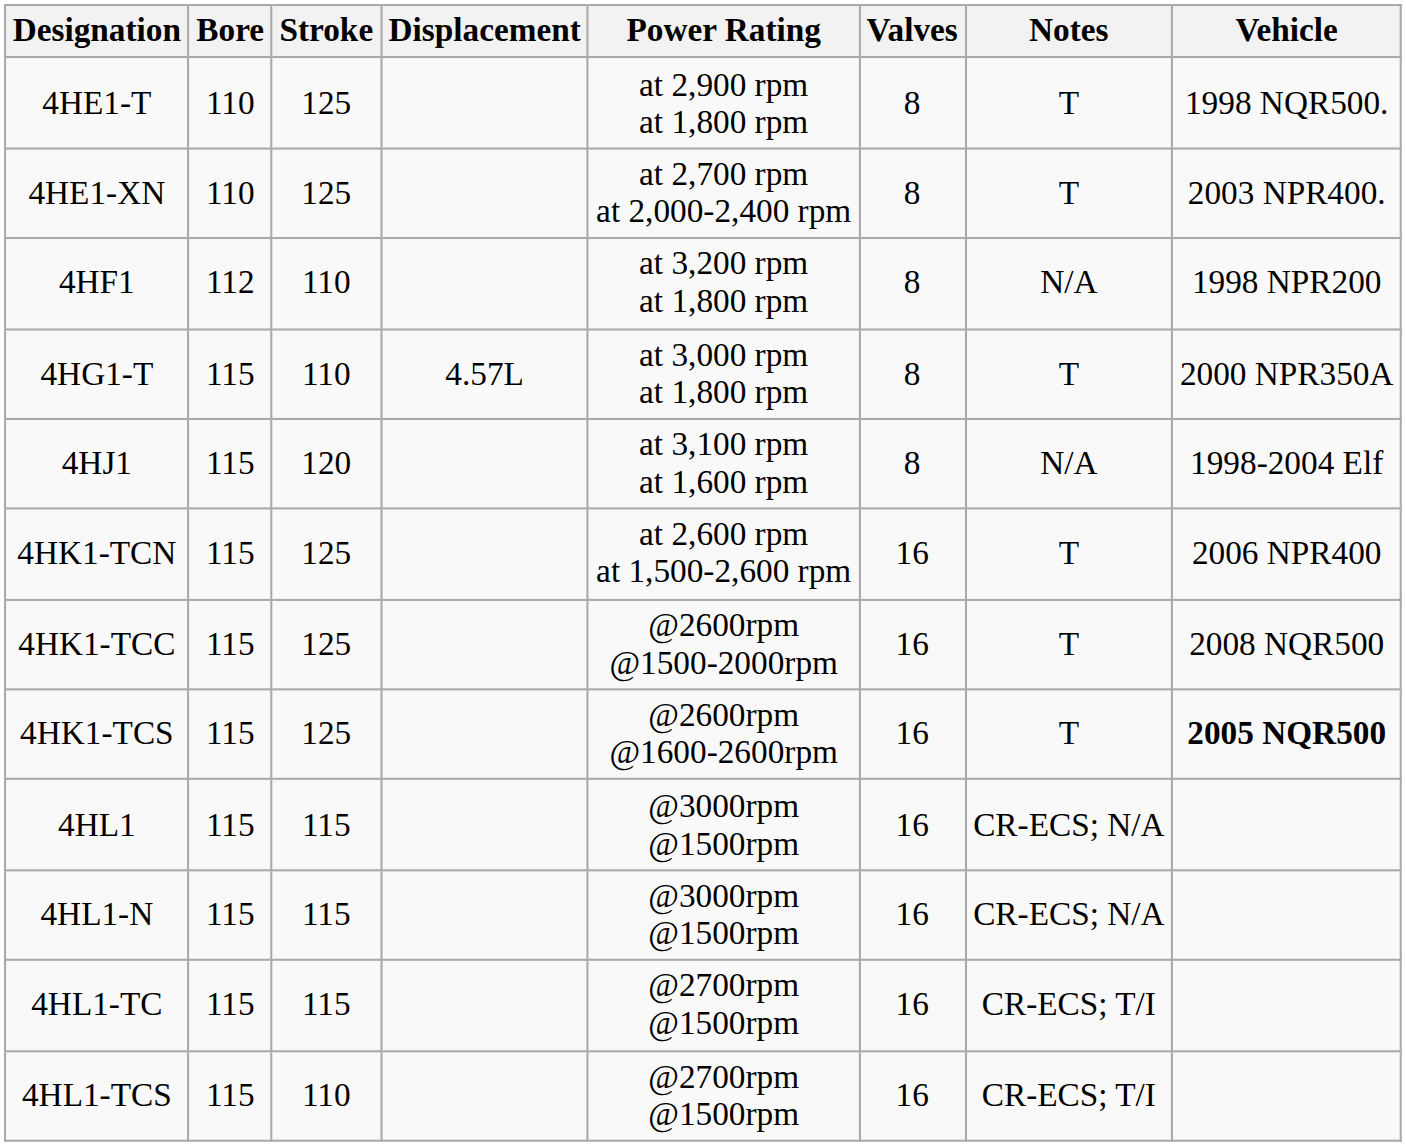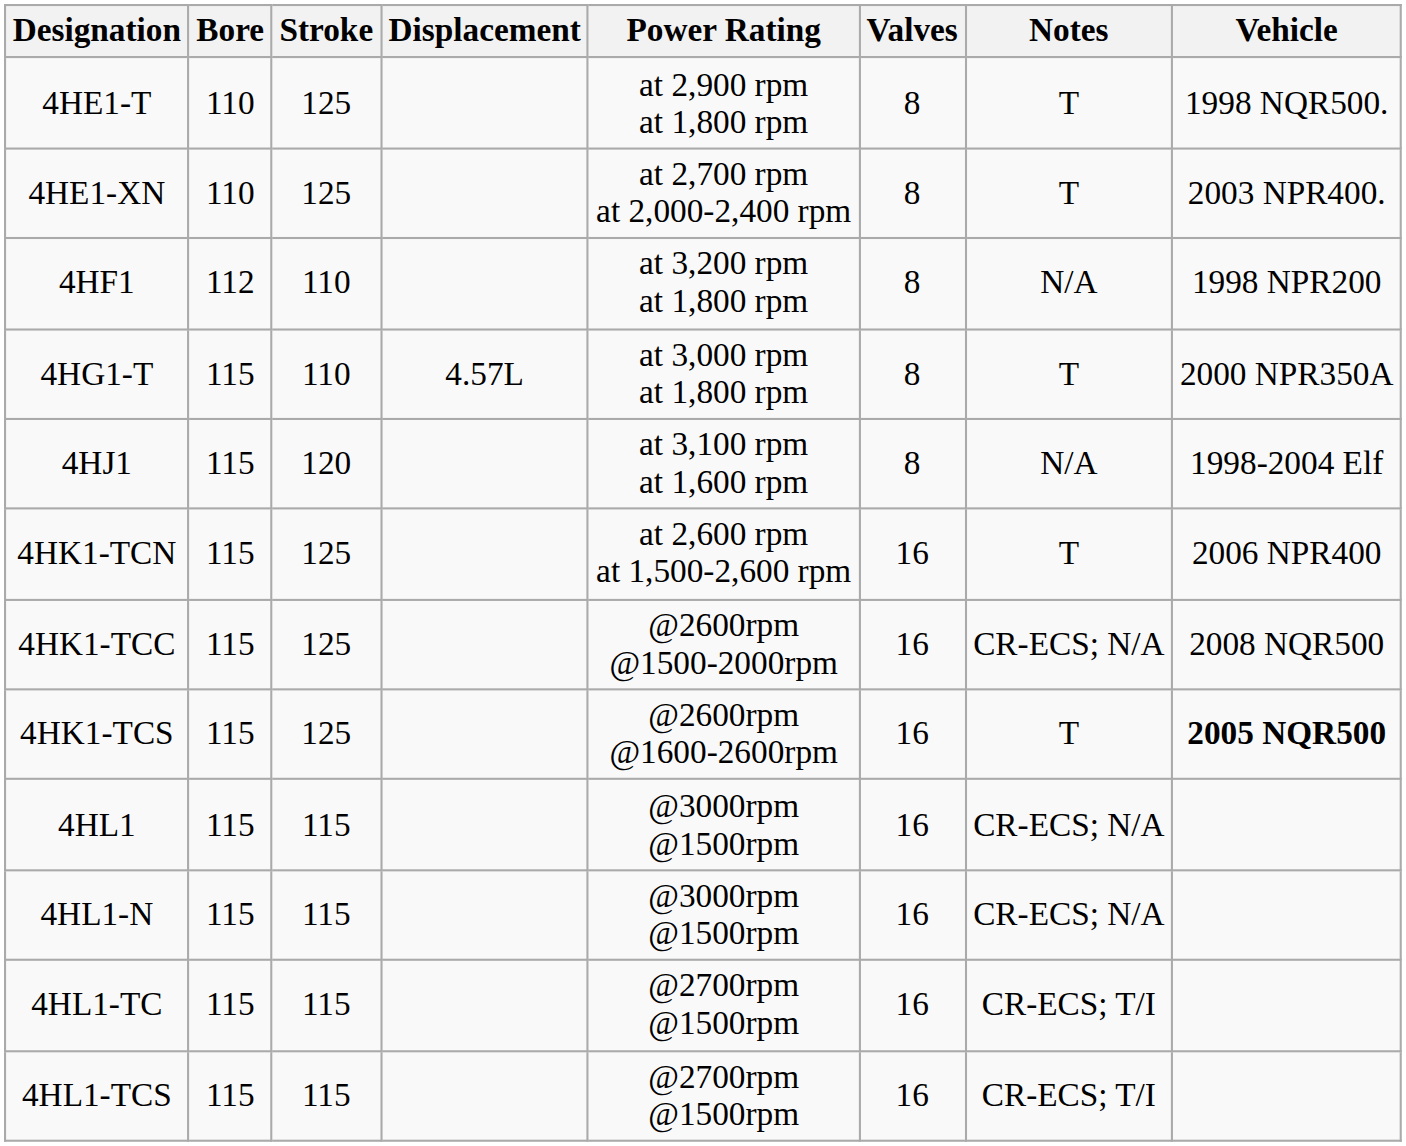(1069, 643) T -> (1069, 643) CR-ECS; N/A
(326, 1094) 110 -> (326, 1094) 115
